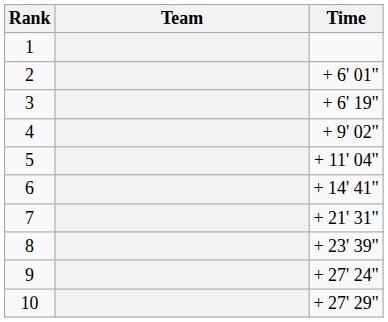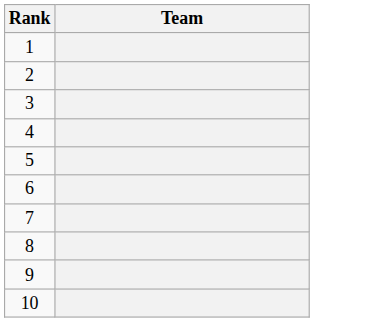- column: (346, 18)
